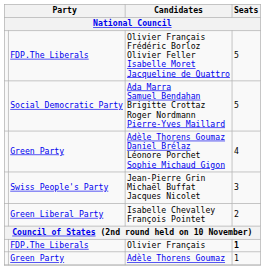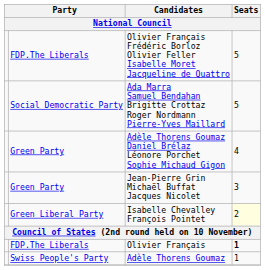(59, 188) Swiss People's Party -> (37, 188) Green Party
(236, 215) no background -> (236, 215) lightyellow background
(37, 259) Green Party -> (59, 259) Swiss People's Party
